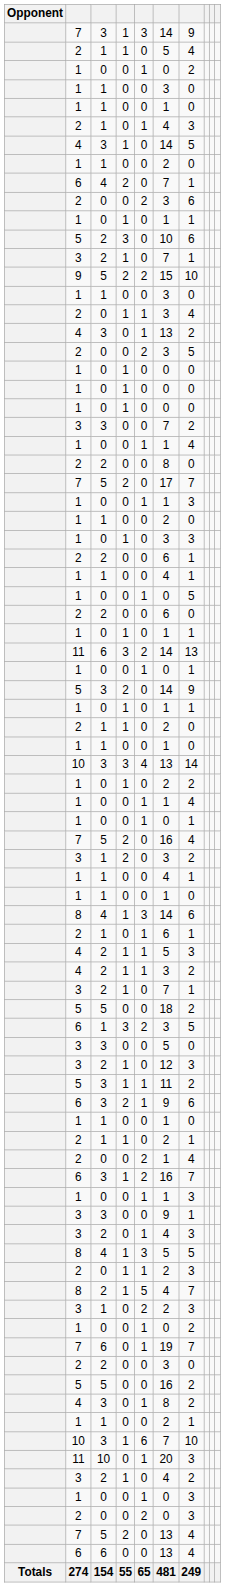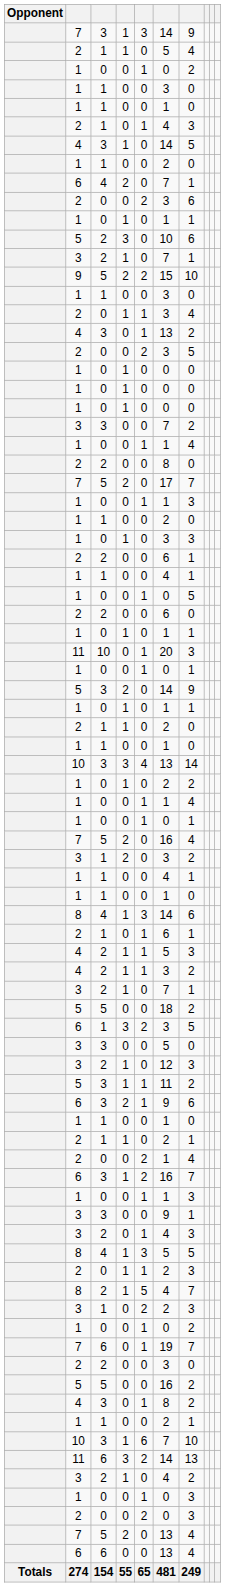rows swapped: (78, 652) <-> (78, 1459)
